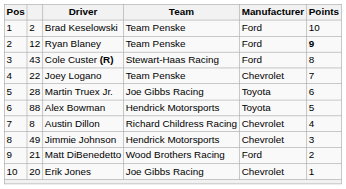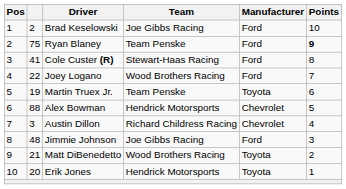(156, 28) Team Penske -> (165, 28) Joe Gibbs Racing
(35, 43) 12 -> (35, 43) 75
(35, 59) 43 -> (35, 59) 41
(156, 75) Team Penske -> (175, 75) Wood Brothers Racing
(263, 75) Chevrolet -> (252, 75) Ford
(35, 91) 28 -> (35, 91) 19
(165, 91) Joe Gibbs Racing -> (156, 91) Team Penske
(256, 107) Toyota -> (263, 107) Chevrolet
(32, 123) 8 -> (32, 123) 3
(35, 139) 49 -> (35, 139) 48
(173, 139) Hendrick Motorsports -> (165, 139) Joe Gibbs Racing
(263, 139) Chevrolet -> (252, 139) Ford
(252, 155) Ford -> (256, 155) Toyota
(165, 171) Joe Gibbs Racing -> (173, 171) Hendrick Motorsports
(263, 171) Chevrolet -> (256, 171) Toyota
